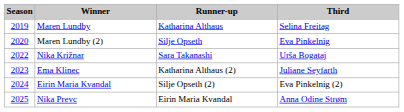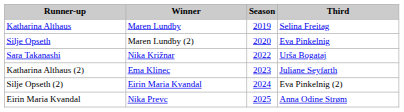columns swapped: (20, 11) <-> (217, 11)
